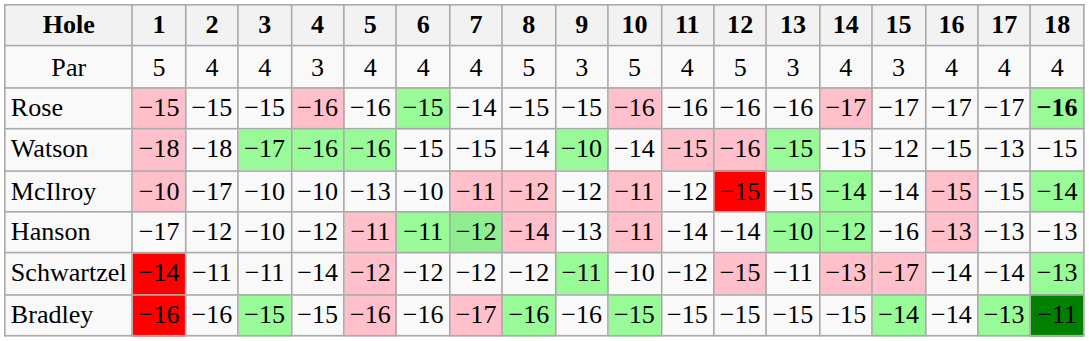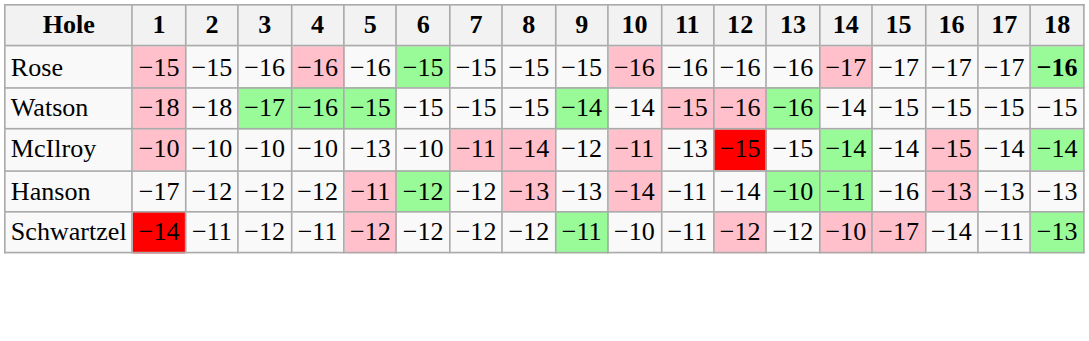- row: (69, 66)
(265, 107) −15 -> (265, 66) −16
(476, 107) −14 -> (476, 66) −15
(370, 149) −16 -> (370, 107) −15
(529, 149) −14 -> (529, 107) −15
(582, 149) −10 -> (582, 107) −14
(793, 149) −15 -> (793, 107) −16
(846, 149) −15 -> (846, 107) −14
(899, 149) −12 -> (899, 107) −15
(1004, 149) −13 -> (1004, 107) −15
(212, 190) −17 -> (212, 149) −10
(529, 190) −12 -> (529, 149) −14
(687, 190) −12 -> (687, 149) −13
(1004, 190) −15 -> (1004, 149) −14
(265, 231) −10 -> (265, 190) −12
(423, 231) −11 -> (423, 190) −12
(476, 231) lightgreen background -> (476, 190) no background
(529, 231) −14 -> (529, 190) −13
(635, 231) −11 -> (635, 190) −14
(687, 231) −14 -> (687, 190) −11
(846, 231) −12 -> (846, 190) −11
(265, 273) −11 -> (265, 231) −12
(318, 273) −14 -> (318, 231) −11
(687, 273) −12 -> (687, 231) −11
(740, 273) −15 -> (740, 231) −12
(793, 273) −11 -> (793, 231) −12
(846, 273) −13 -> (846, 231) −10
(1004, 273) −14 -> (1004, 231) −11
- row: (52, 314)
